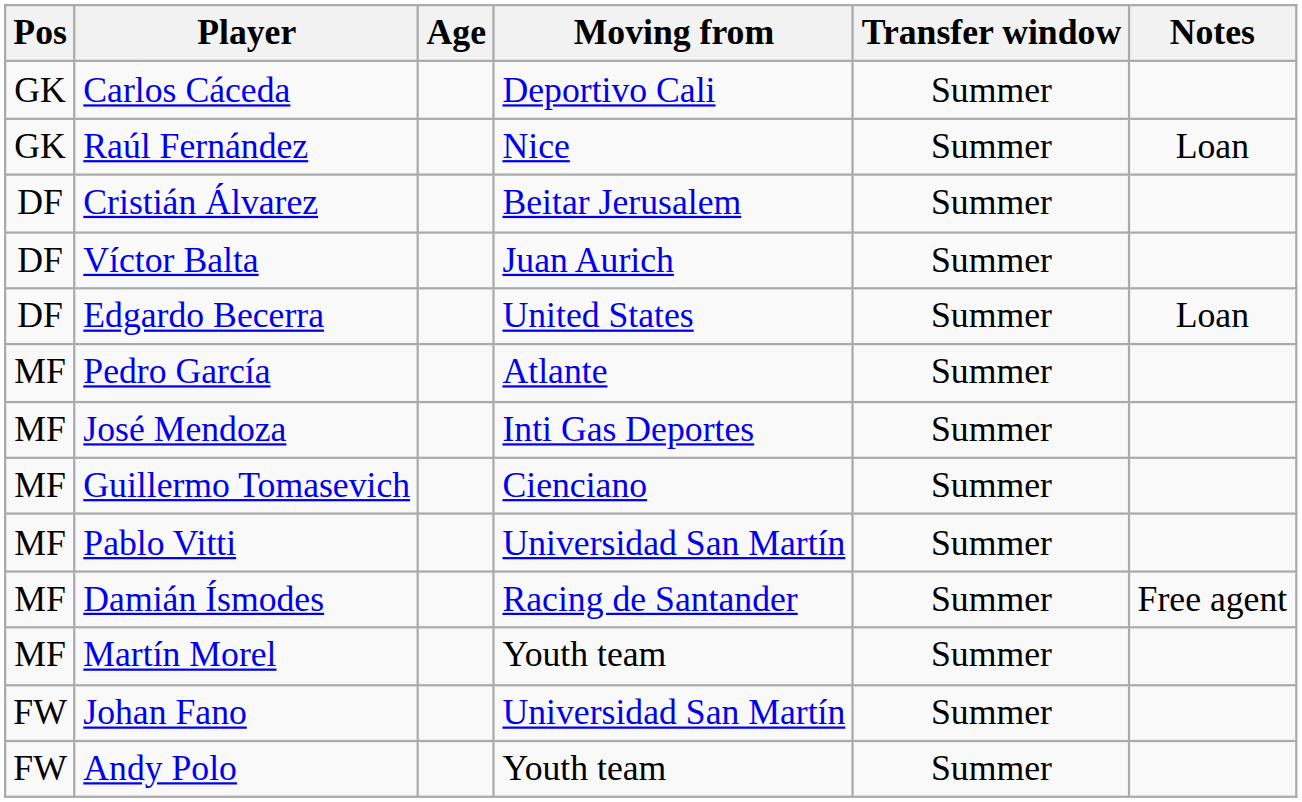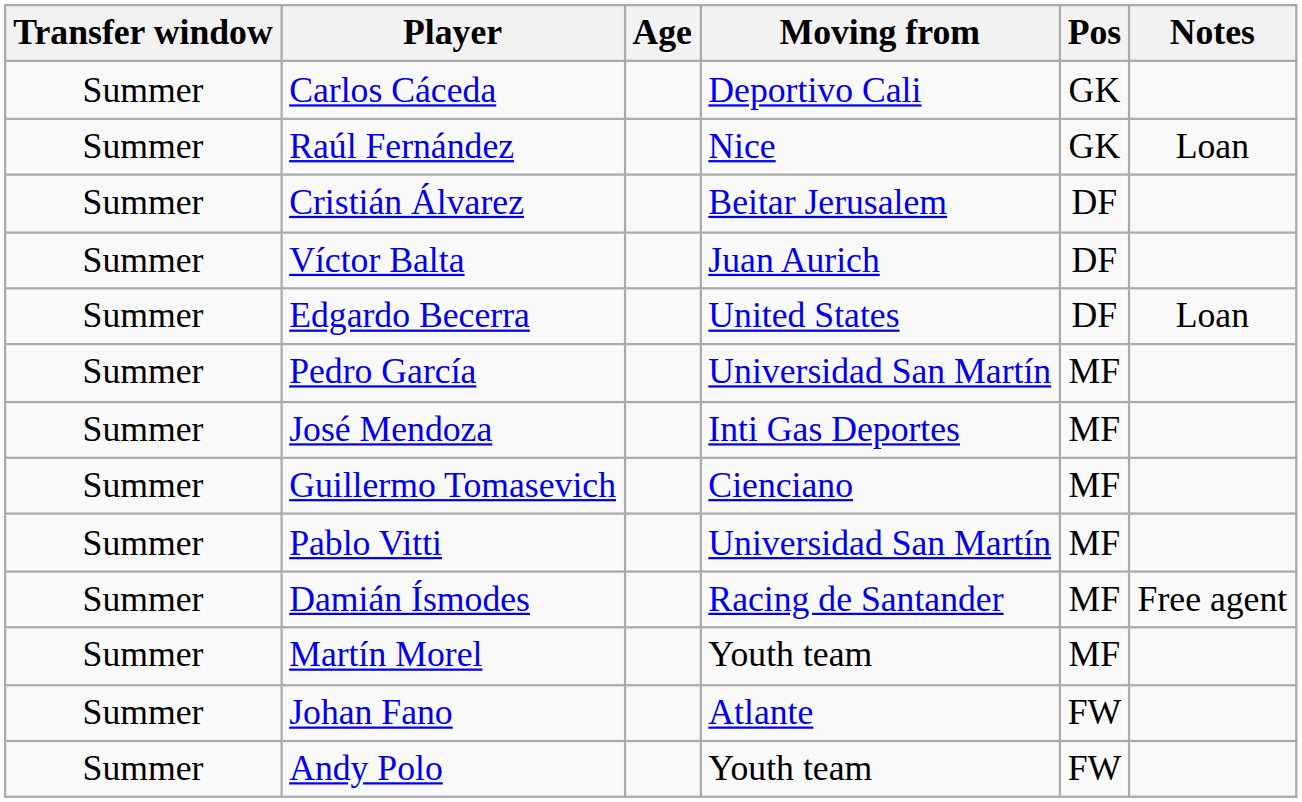columns swapped: (40, 32) <-> (991, 32)
(555, 372) Atlante -> (880, 372) Universidad San Martín
(674, 711) Universidad San Martín -> (761, 711) Atlante
